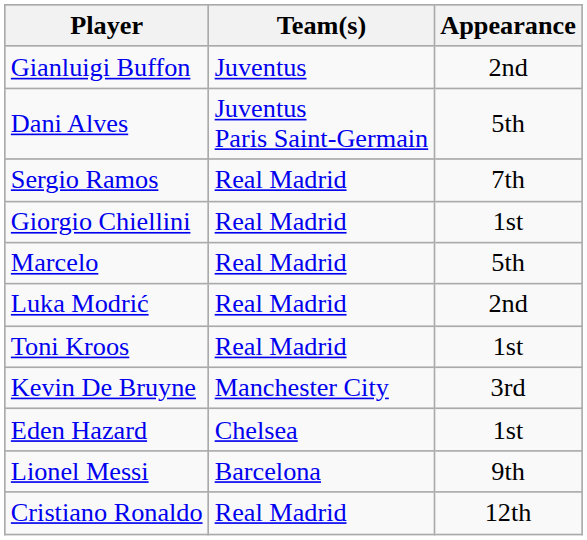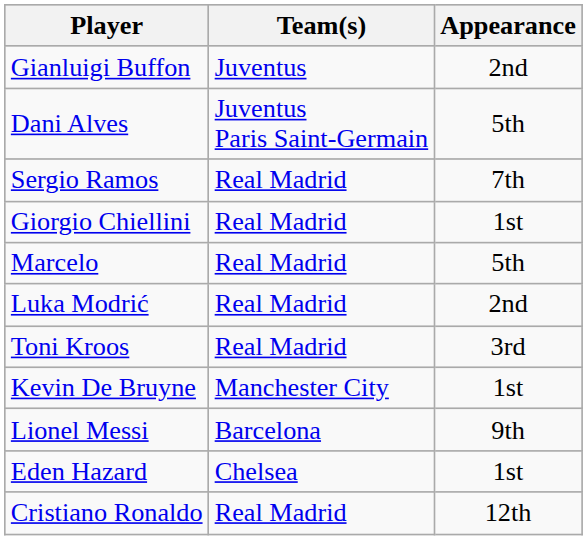(508, 346) 1st -> (508, 346) 3rd
(508, 387) 3rd -> (508, 387) 1st
rows swapped: (79, 429) <-> (80, 470)
